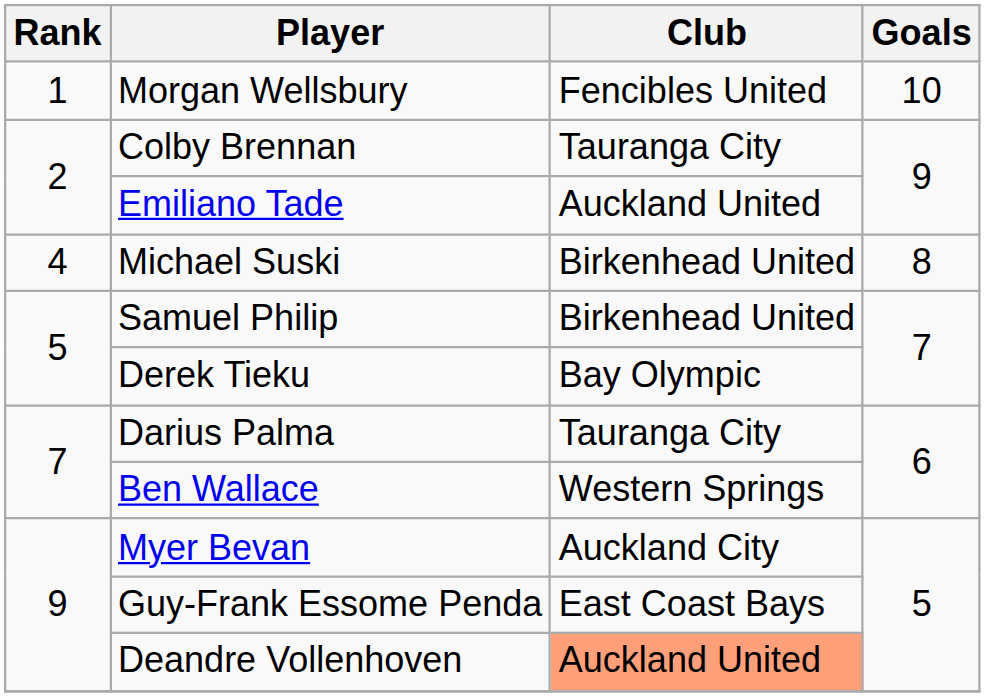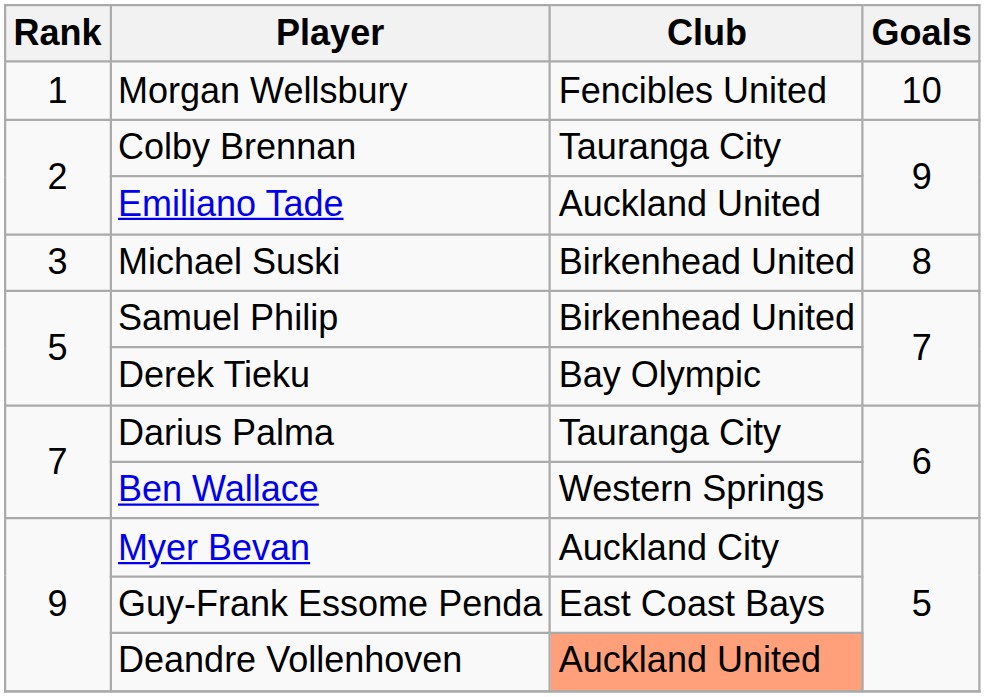(57, 261) 4 -> (57, 261) 3
